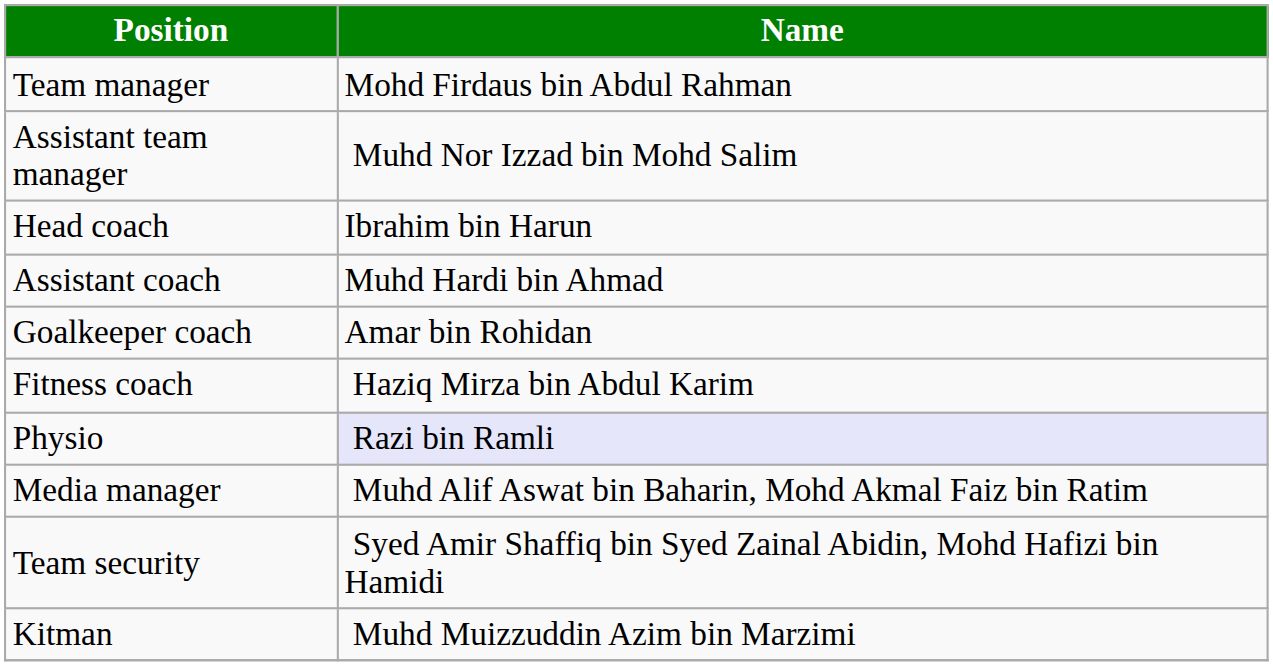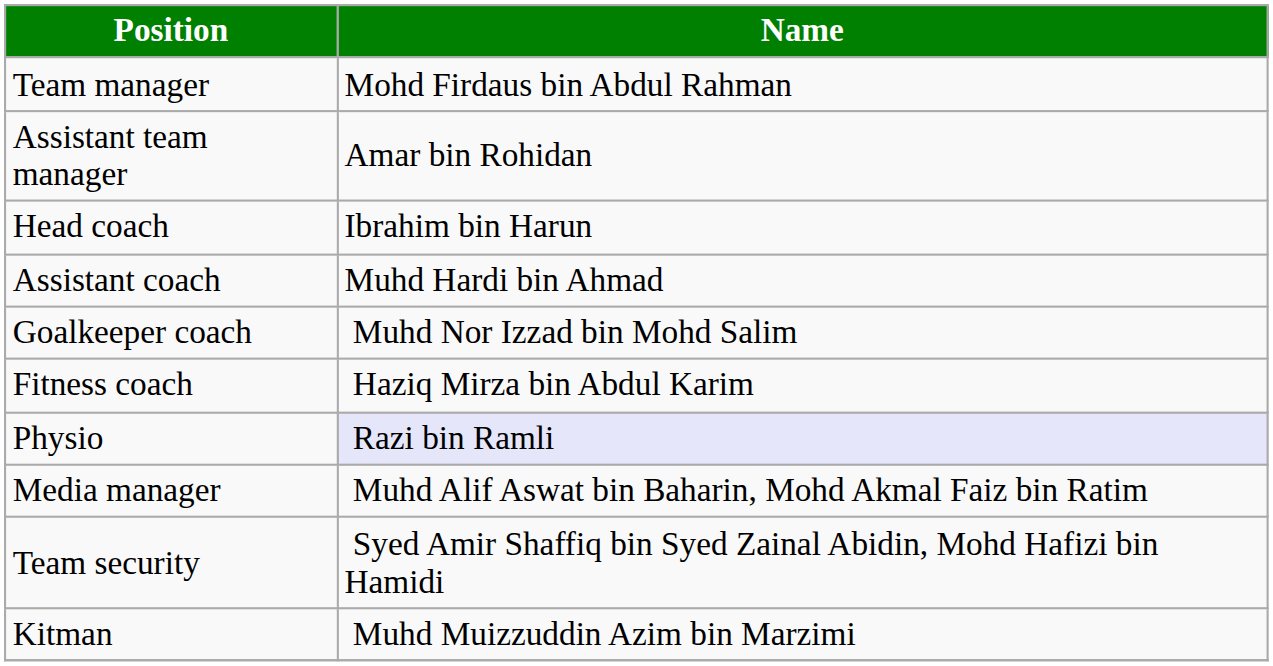(571, 155) Muhd Nor Izzad bin Mohd Salim -> (468, 155) Amar bin Rohidan
(468, 332) Amar bin Rohidan -> (571, 332) Muhd Nor Izzad bin Mohd Salim
